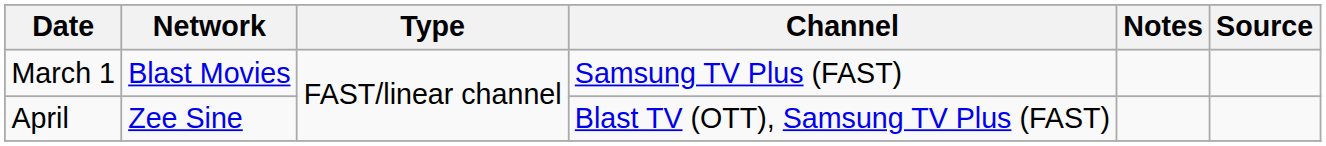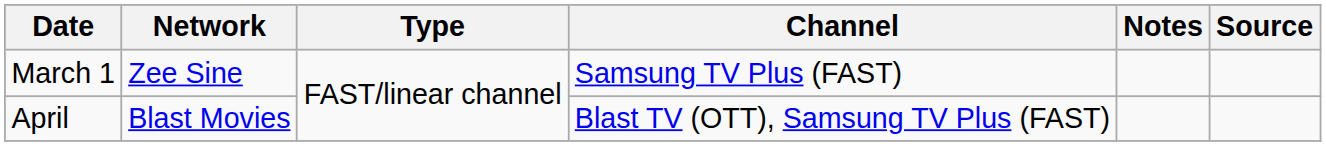(209, 72) Blast Movies -> (185, 72) Zee Sine
(185, 118) Zee Sine -> (209, 118) Blast Movies
